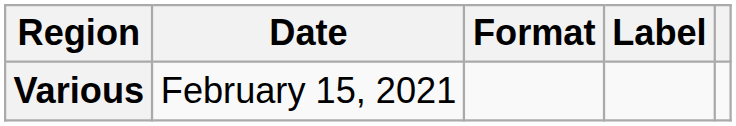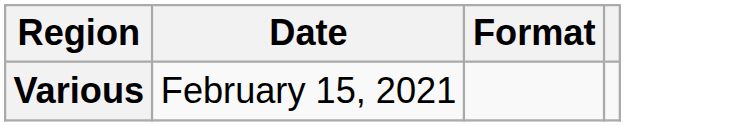- column: (659, 33)
